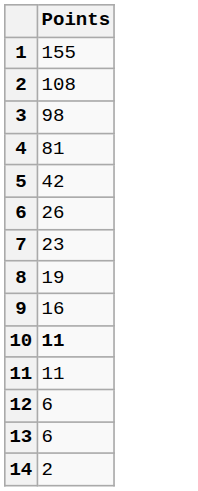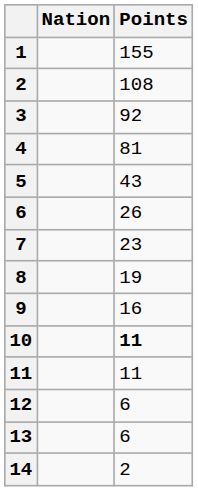+ column: (76, 21)
(53, 117) 98 -> (131, 117) 92
(53, 181) 42 -> (131, 181) 43
